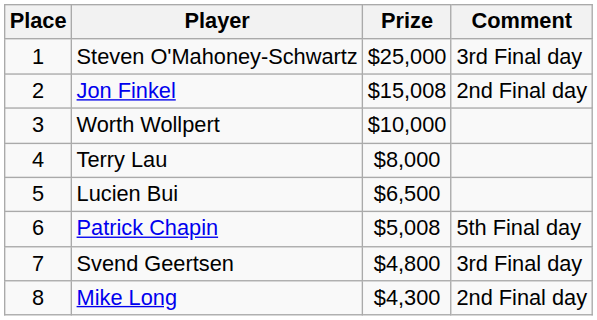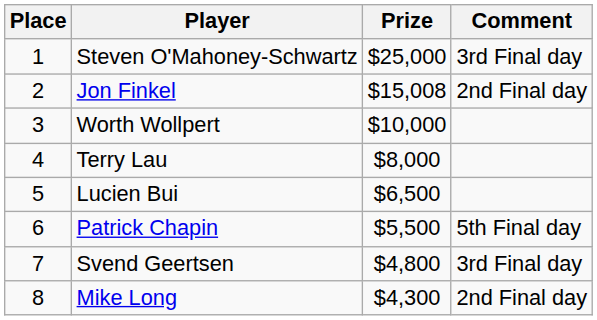(407, 228) $5,008 -> (407, 228) $5,500
